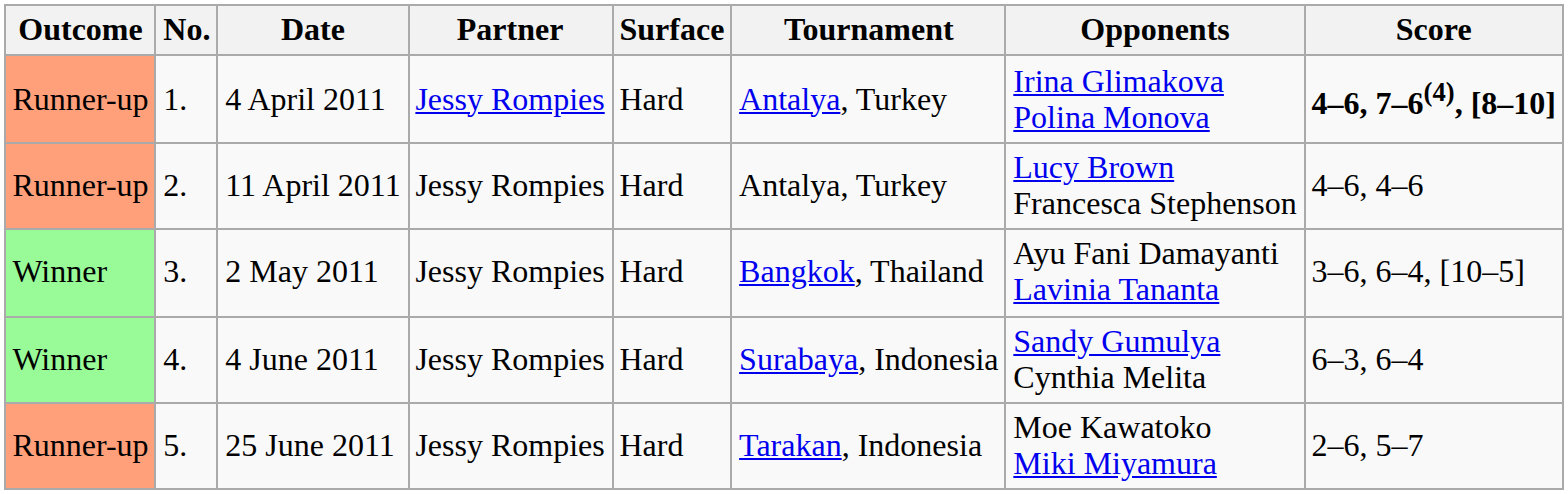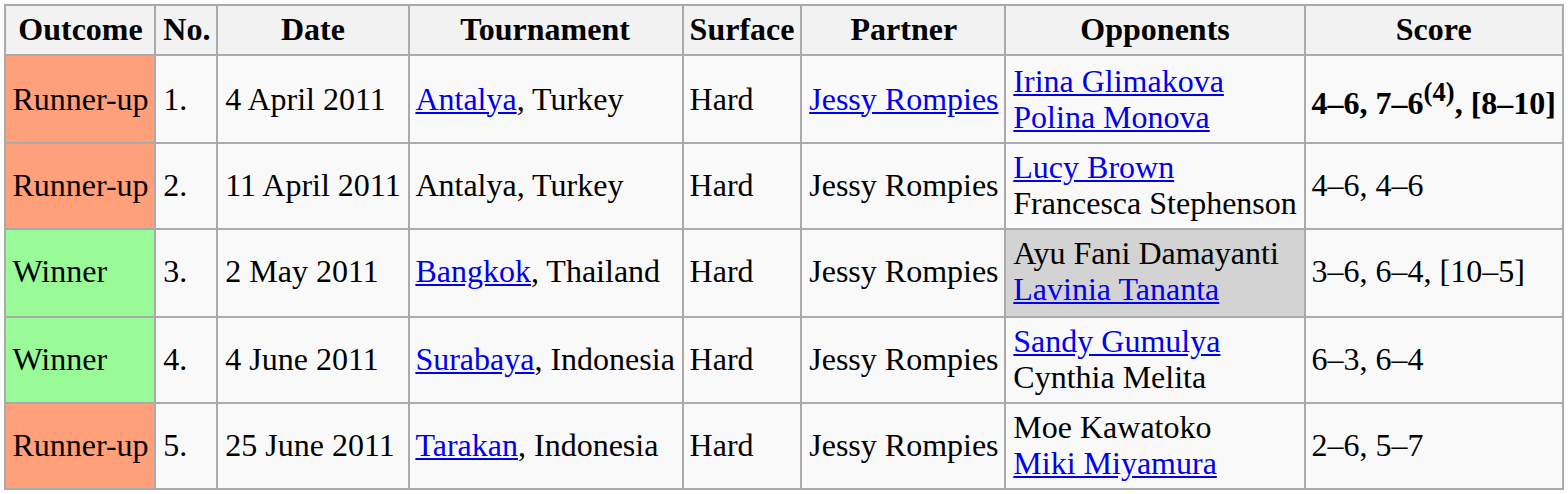columns swapped: (869, 29) <-> (510, 29)
(1146, 272) no background -> (1146, 272) lightgrey background
